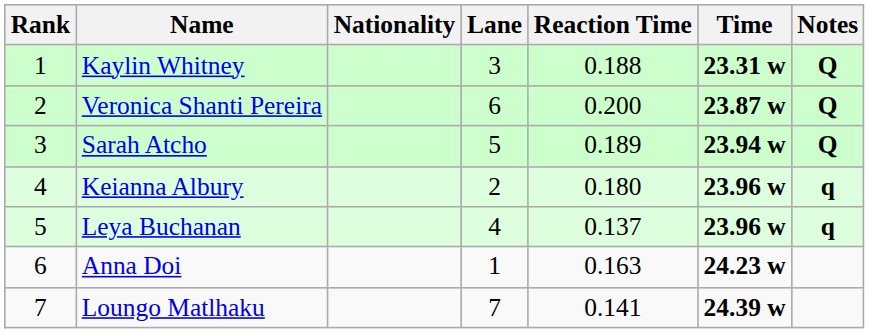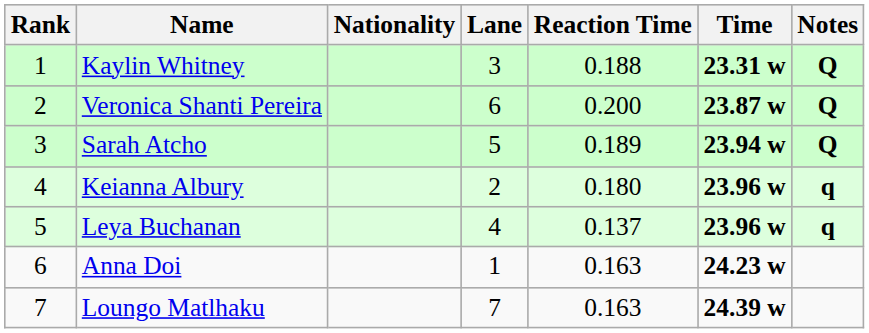(613, 307) 0.141 -> (613, 307) 0.163
